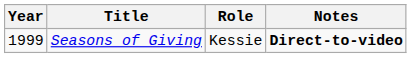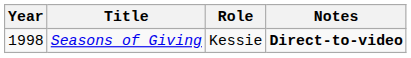(26, 41) 1999 -> (26, 41) 1998
